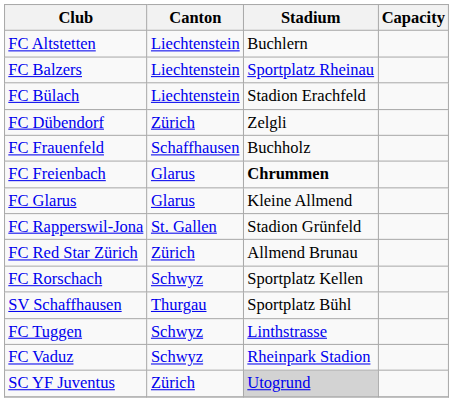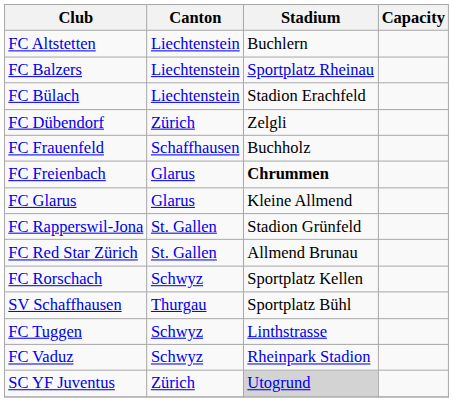(173, 252) Zürich -> (184, 252) St. Gallen
